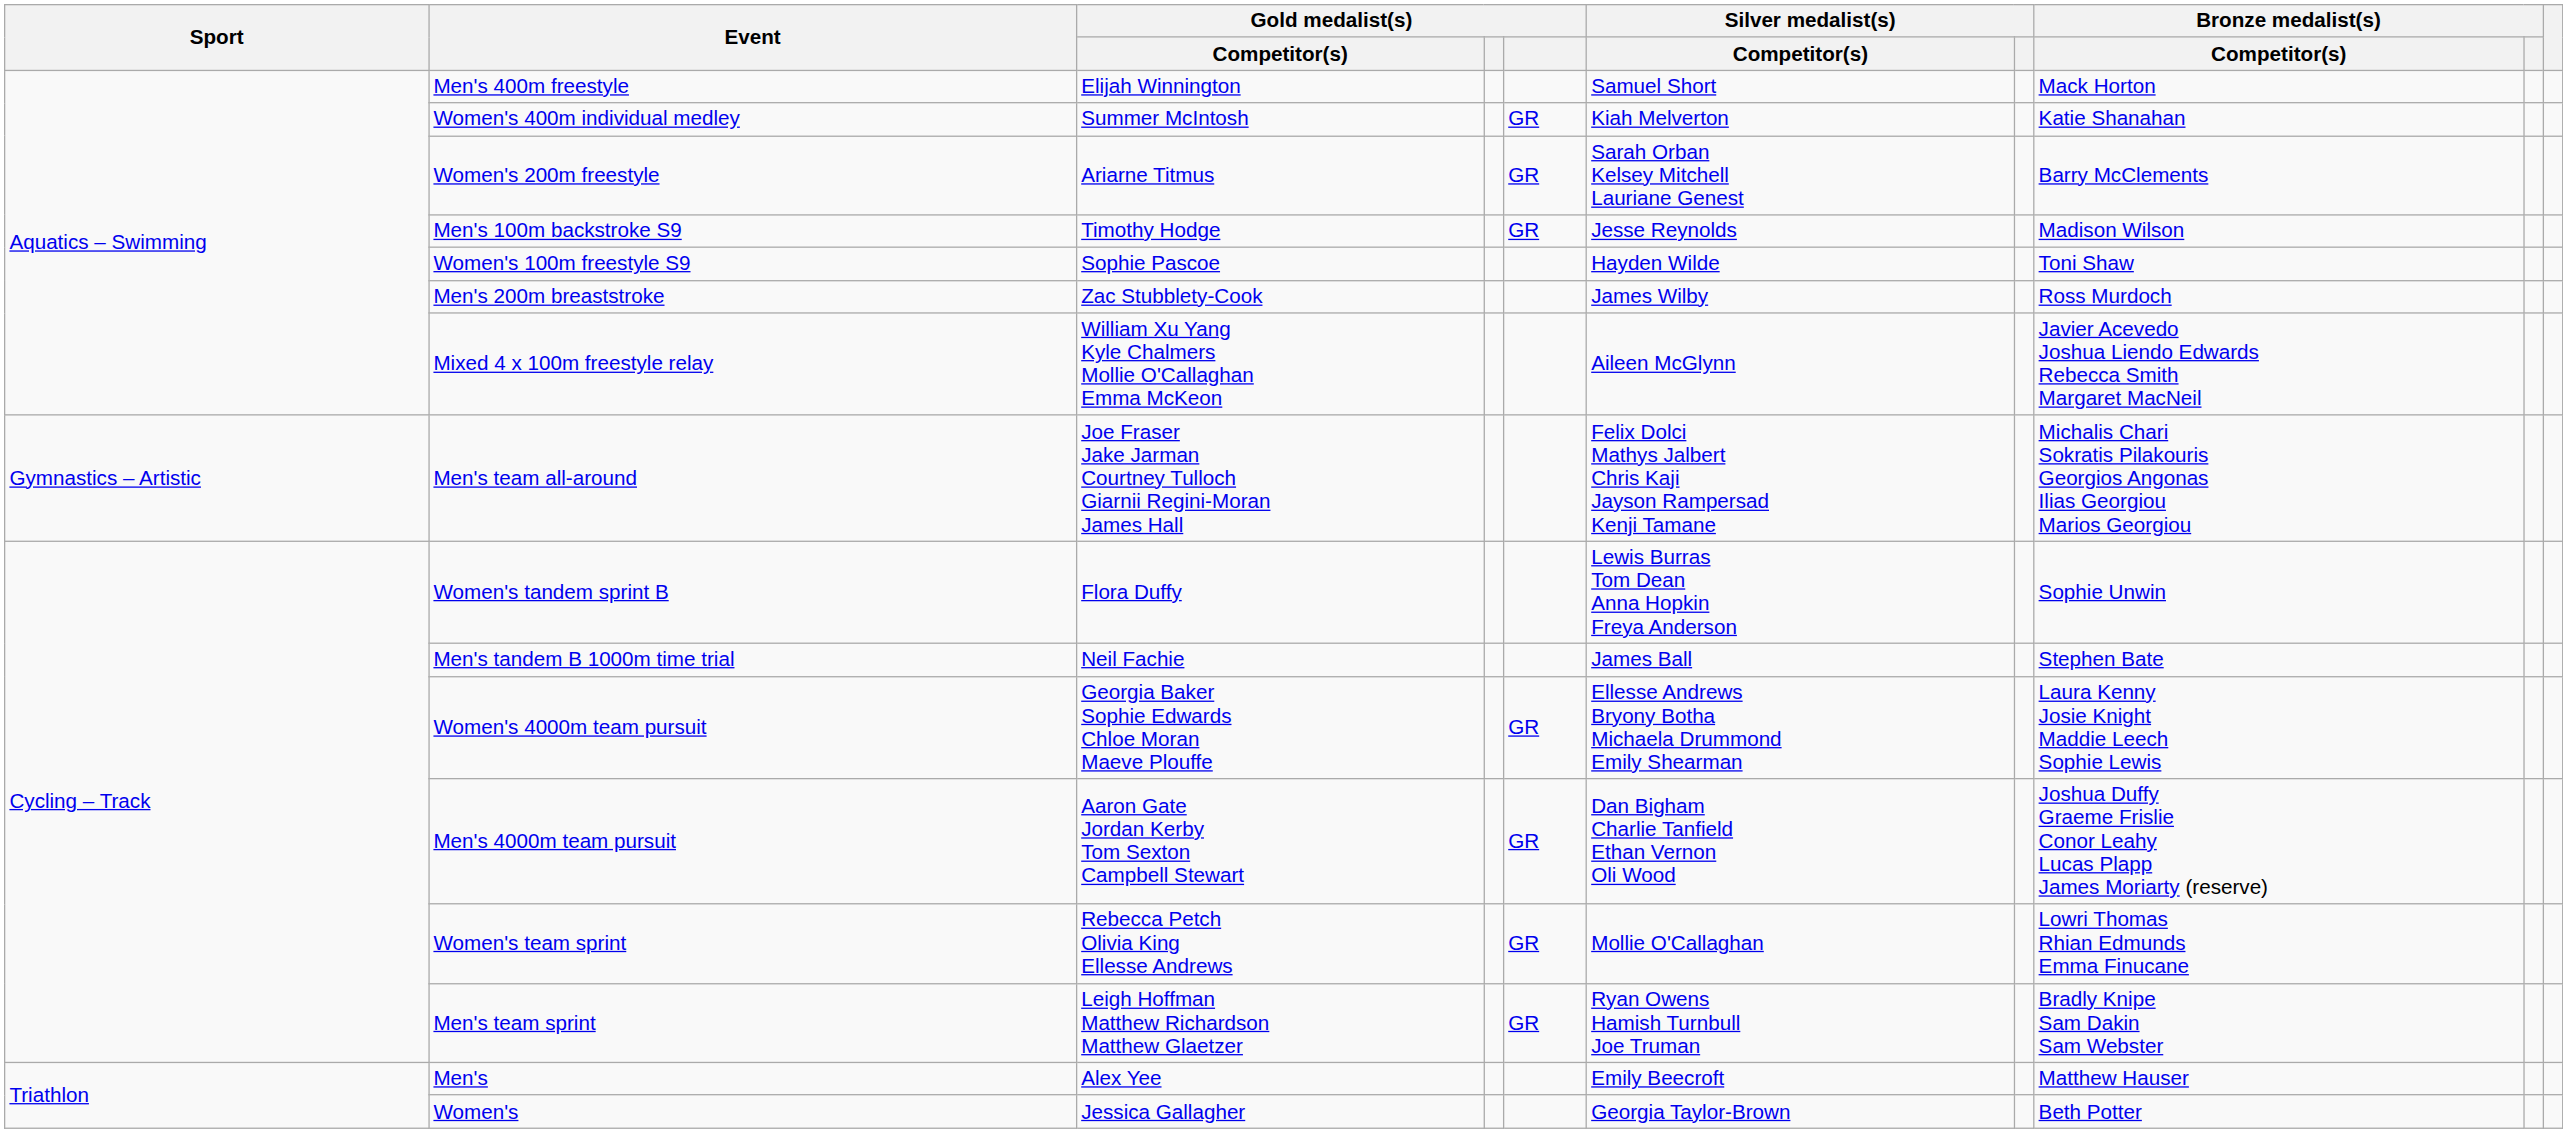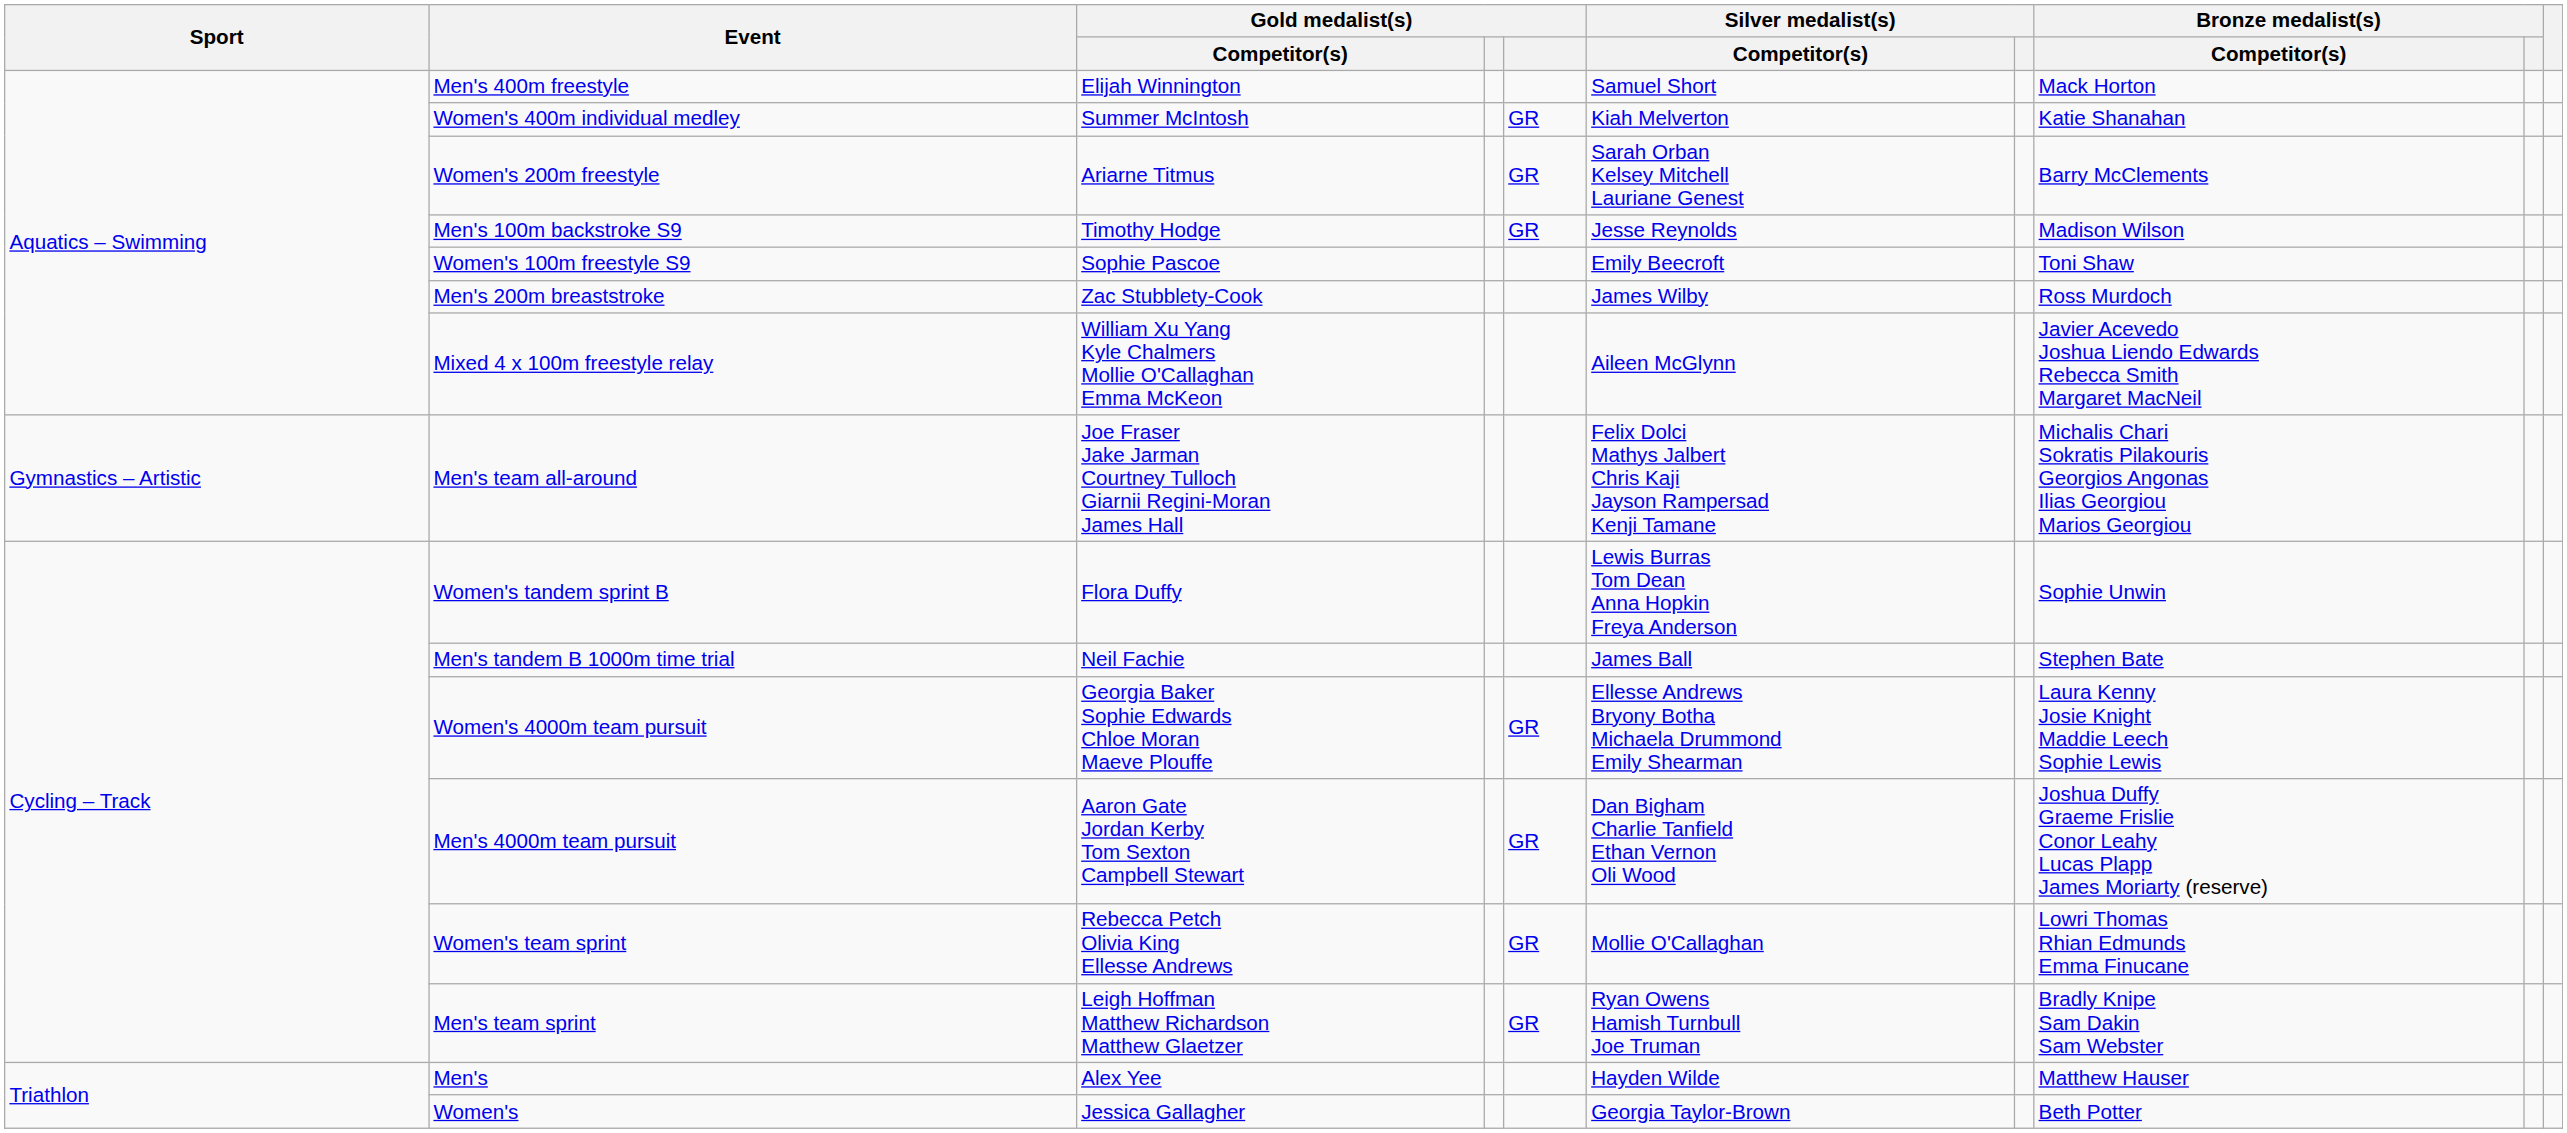(1655, 263) Hayden Wilde -> (1658, 263) Emily Beecroft
(1658, 1078) Emily Beecroft -> (1655, 1078) Hayden Wilde
